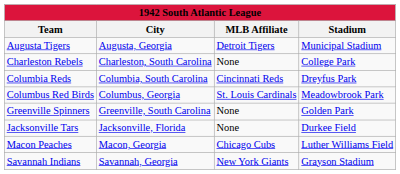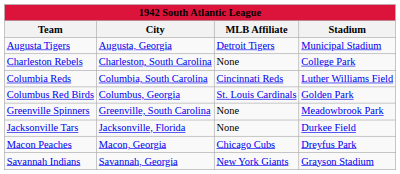(329, 78) Dreyfus Park -> (347, 78) Luther Williams Field
(342, 95) Meadowbrook Park -> (327, 95) Golden Park
(327, 111) Golden Park -> (342, 111) Meadowbrook Park
(347, 144) Luther Williams Field -> (329, 144) Dreyfus Park
